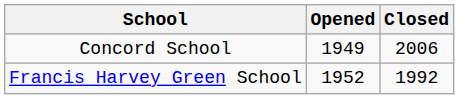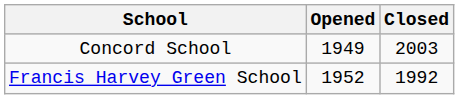(417, 49) 2006 -> (417, 49) 2003
